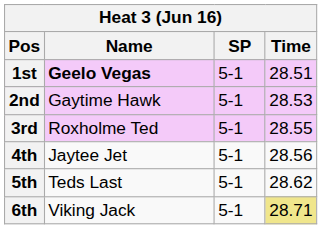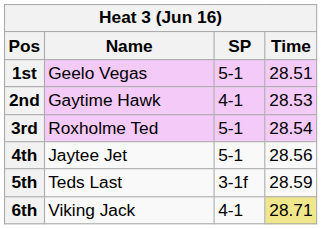(100, 73) bold -> (98, 73) normal
(231, 100) 5-1 -> (231, 100) 4-1
(291, 127) 28.55 -> (291, 127) 28.54
(231, 182) 5-1 -> (233, 182) 3-1f
(291, 182) 28.62 -> (291, 182) 28.59
(231, 210) 5-1 -> (231, 210) 4-1
